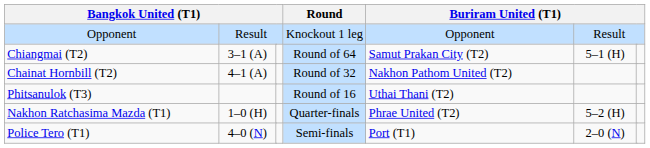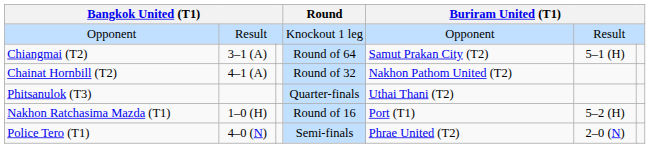(324, 93) Round of 16 -> (324, 93) Quarter-finals
(324, 113) Quarter-finals -> (324, 113) Round of 16
(414, 113) Phrae United (T2) -> (392, 113) Port (T1)
(392, 133) Port (T1) -> (414, 133) Phrae United (T2)
